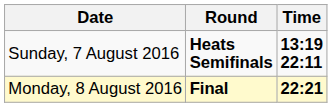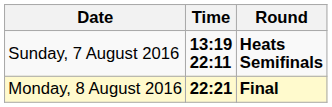columns swapped: (302, 17) <-> (231, 17)
